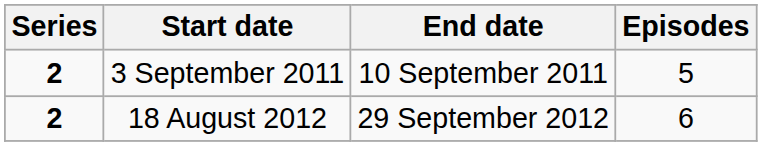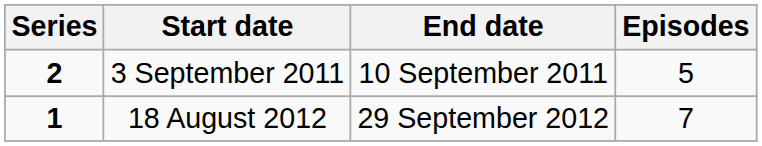(54, 118) 2 -> (54, 118) 1
(686, 118) 6 -> (686, 118) 7
